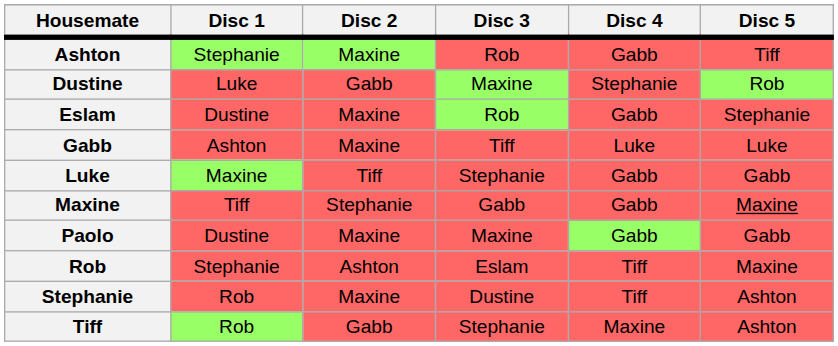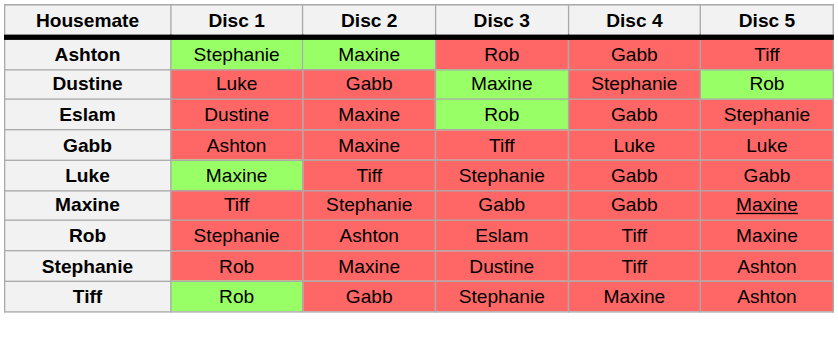- row: (88, 236)
